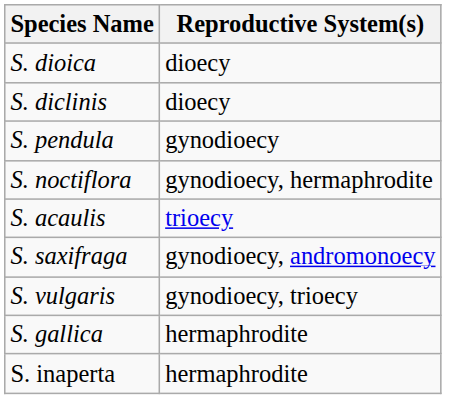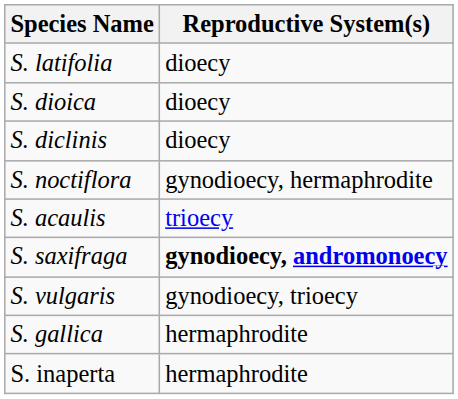+ row: (61, 62)
- row: (62, 140)
(300, 256) normal -> (306, 256) bold
